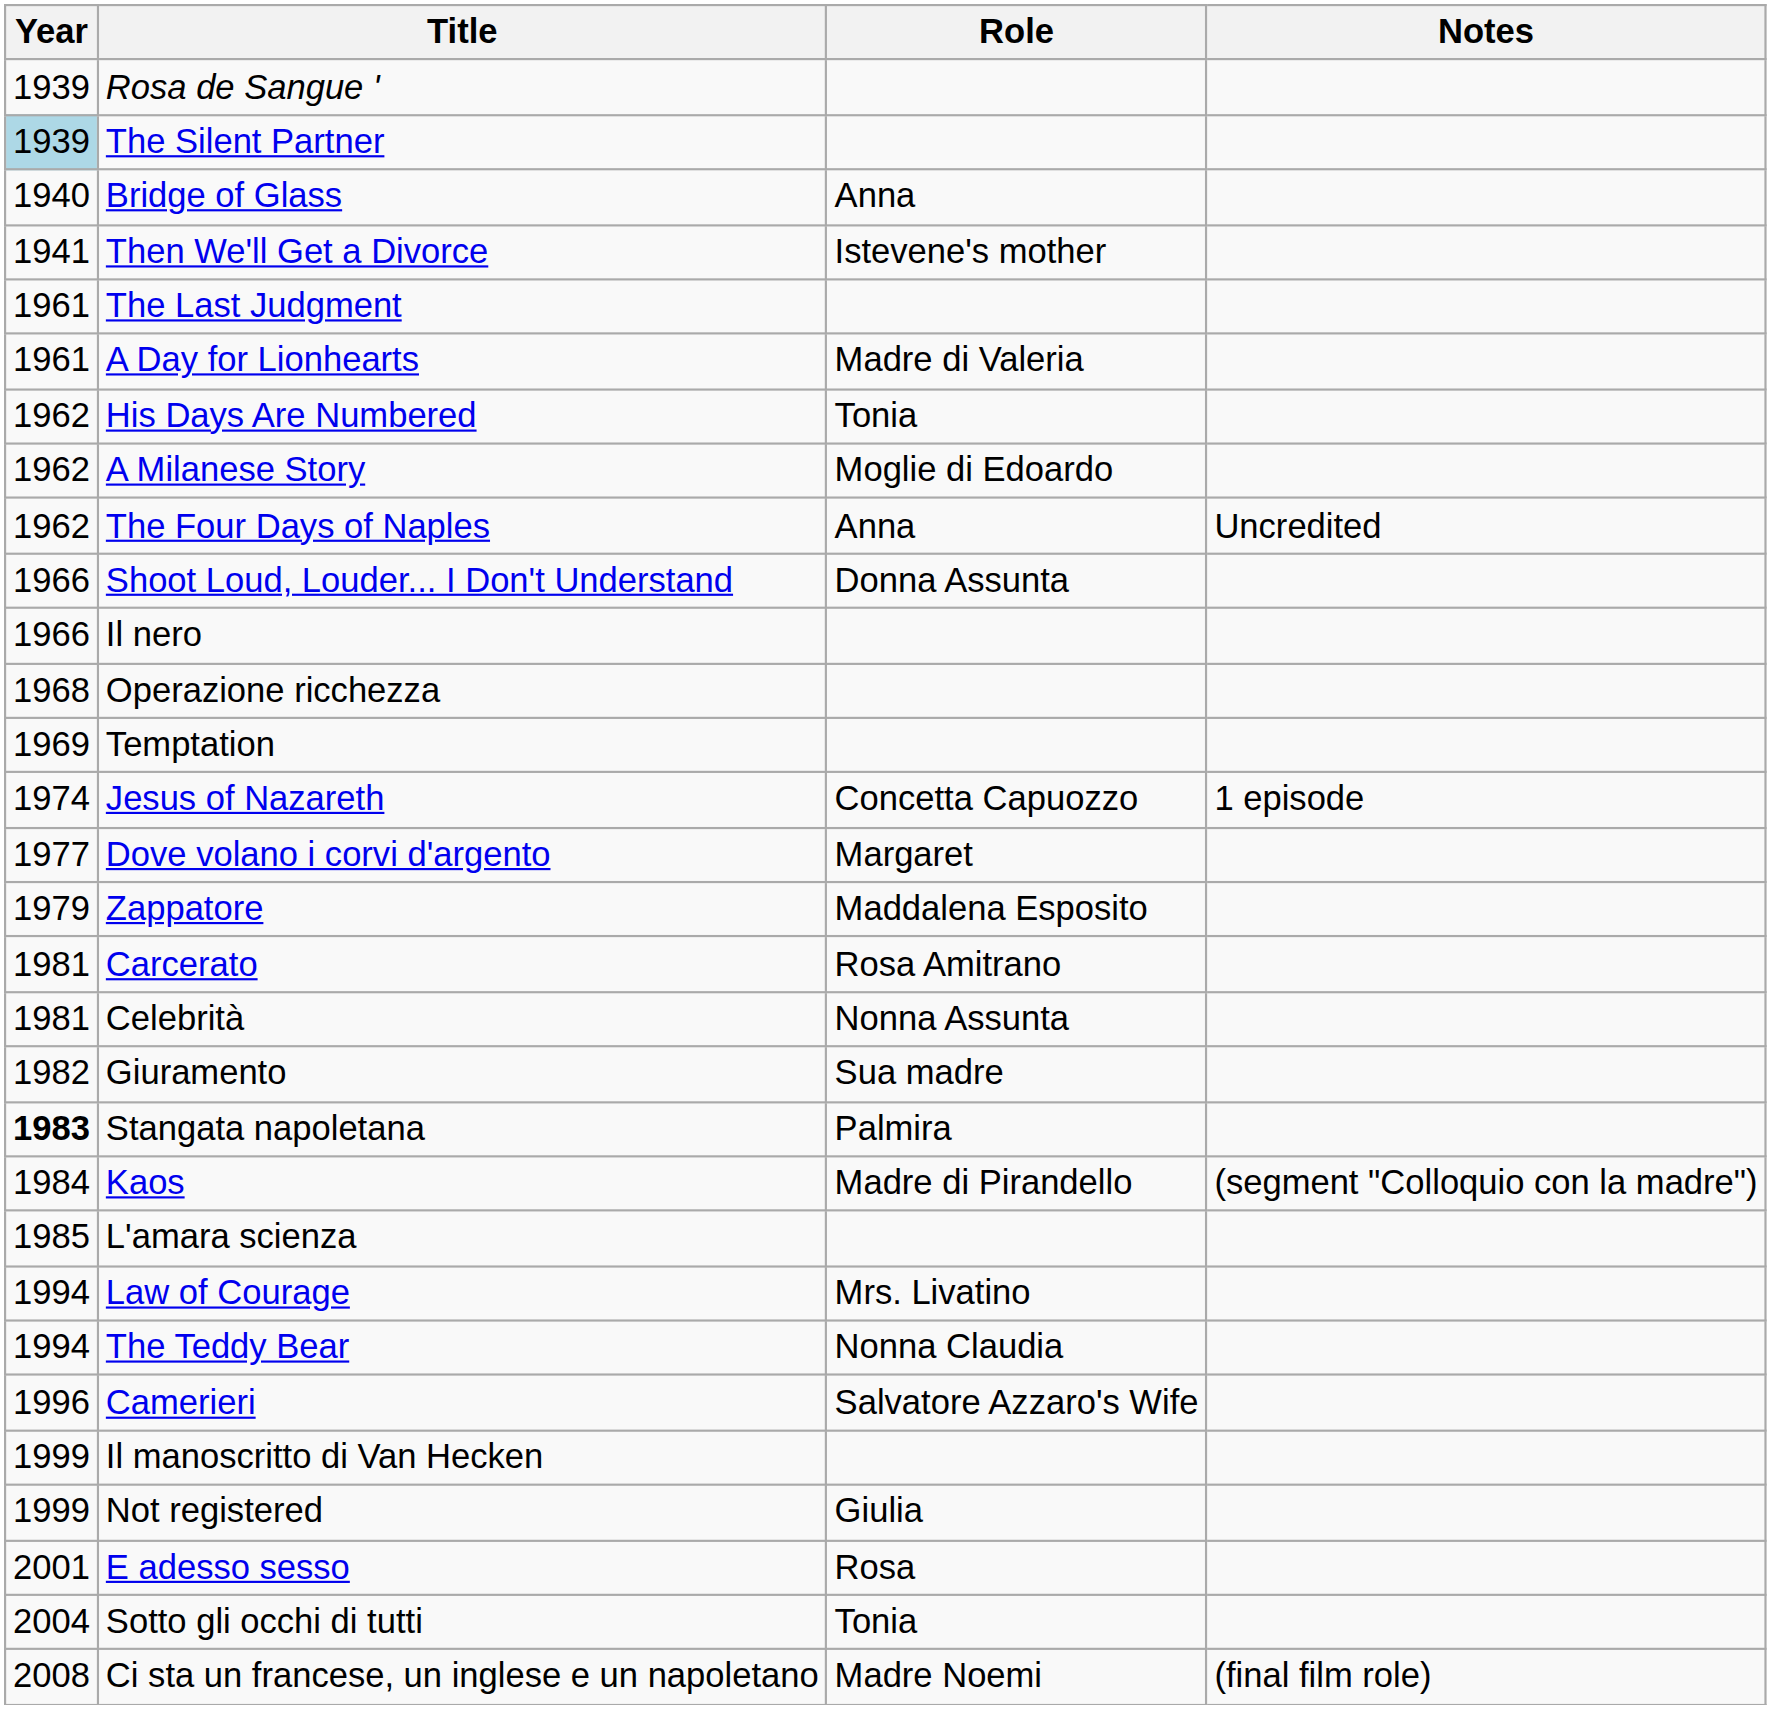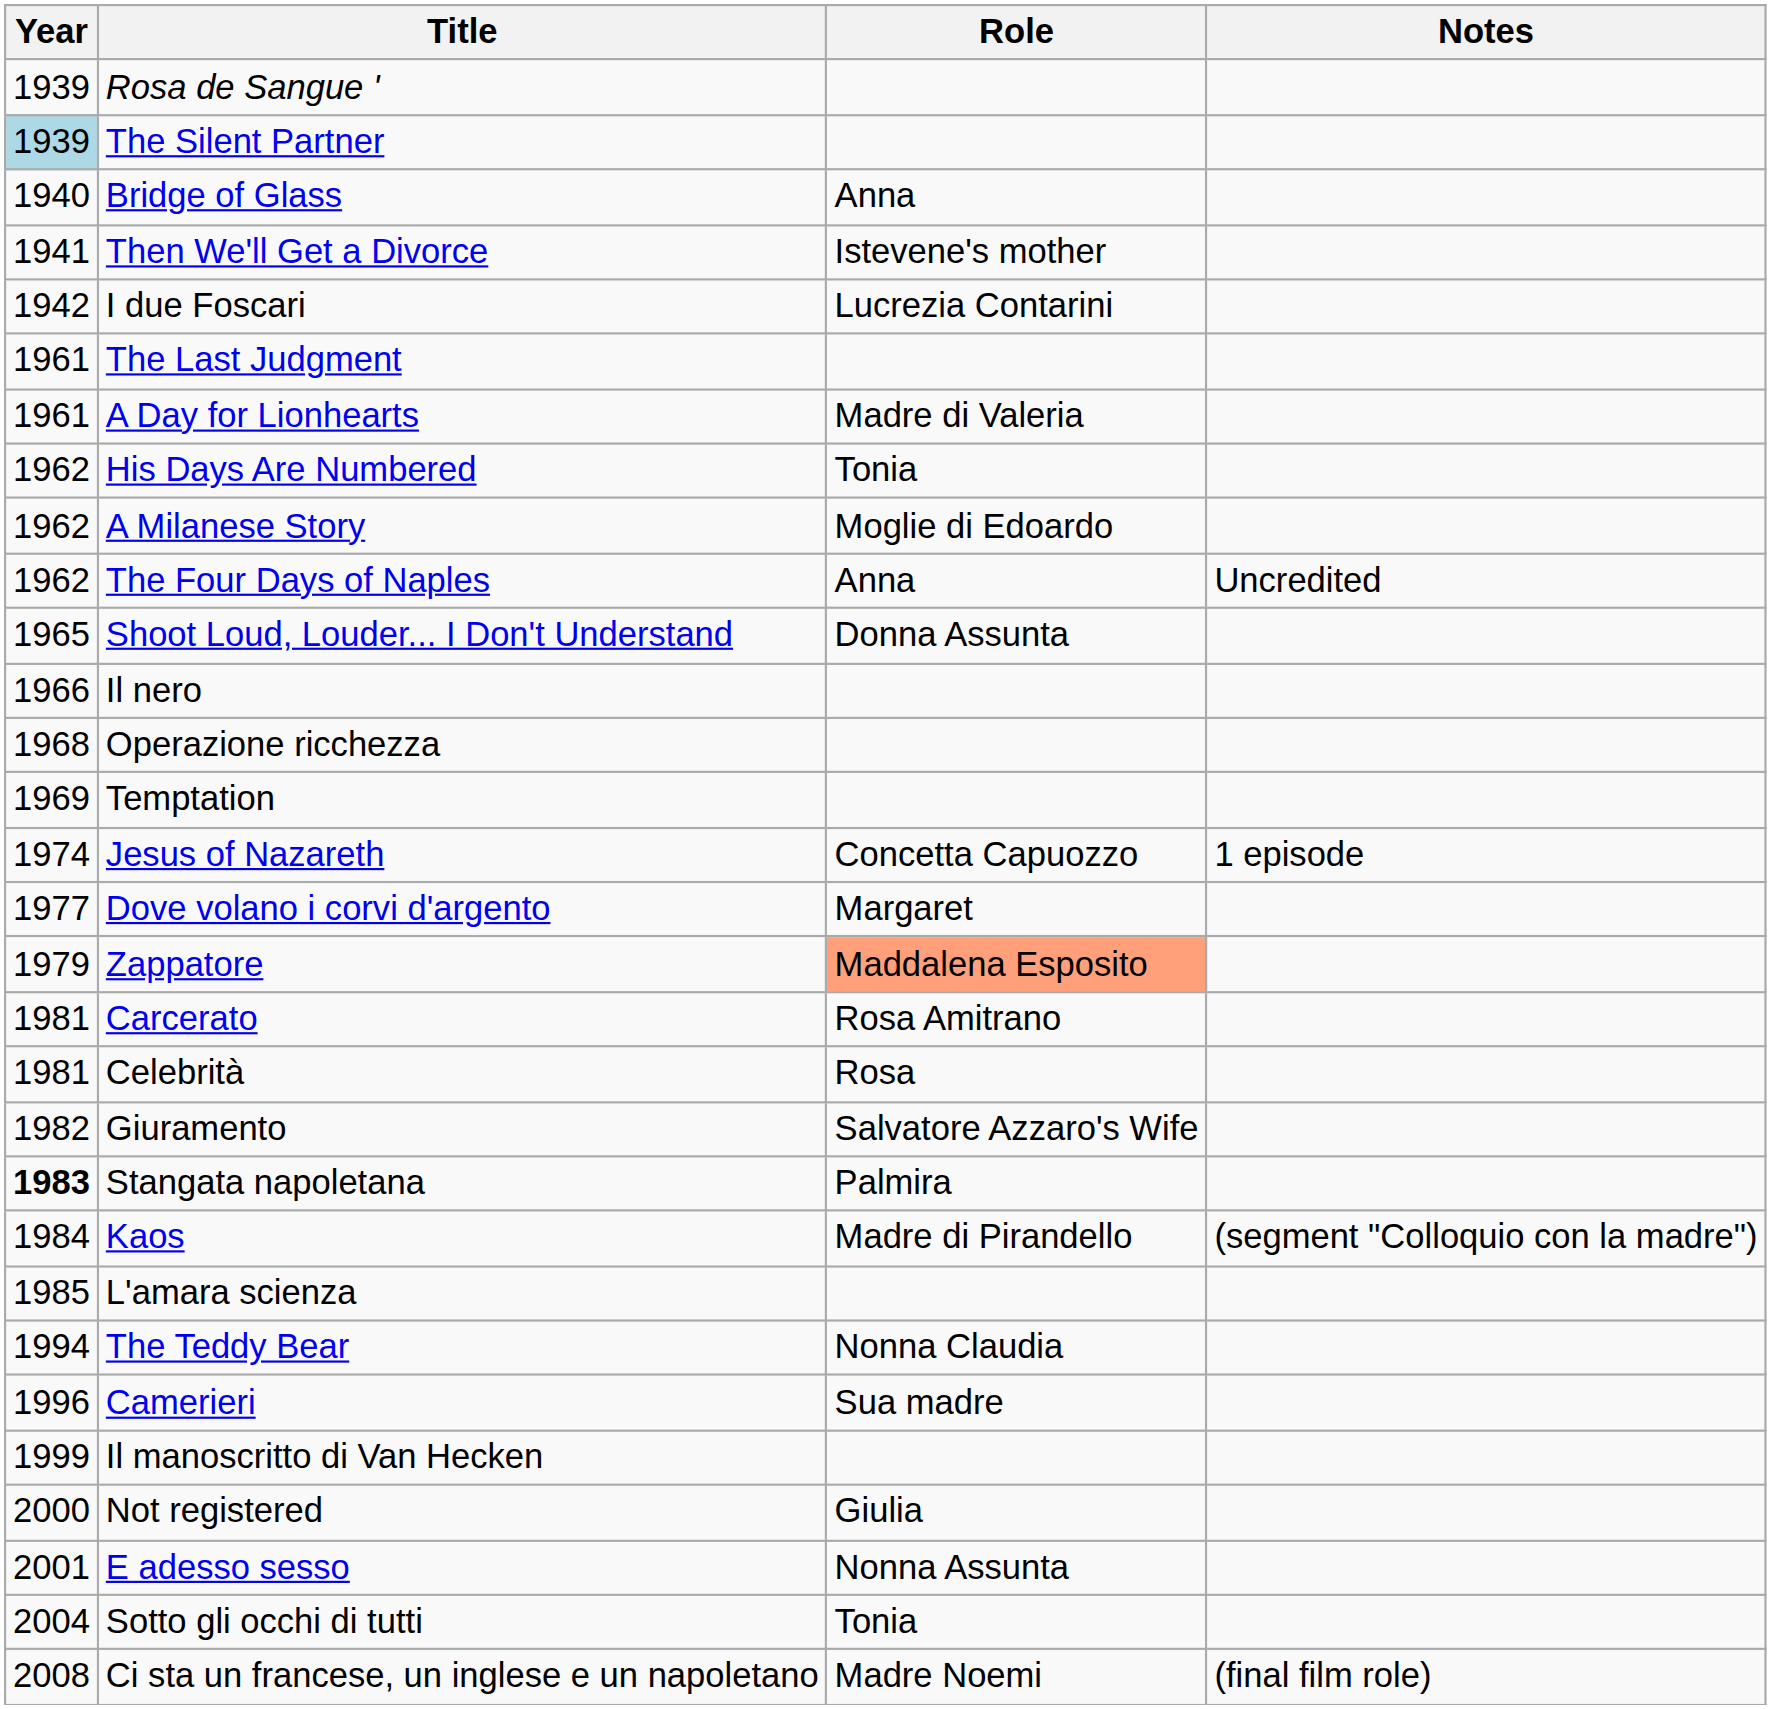+ row: (206, 305)
(51, 580) 1966 -> (51, 634) 1965
(991, 908) no background -> (991, 963) lightsalmon background
(952, 1018) Nonna Assunta -> (875, 1073) Rosa
(919, 1073) Sua madre -> (1017, 1128) Salvatore Azzaro's Wife
- row: (228, 1292)
(1017, 1402) Salvatore Azzaro's Wife -> (919, 1402) Sua madre
(51, 1511) 1999 -> (51, 1511) 2000
(875, 1566) Rosa -> (952, 1566) Nonna Assunta
